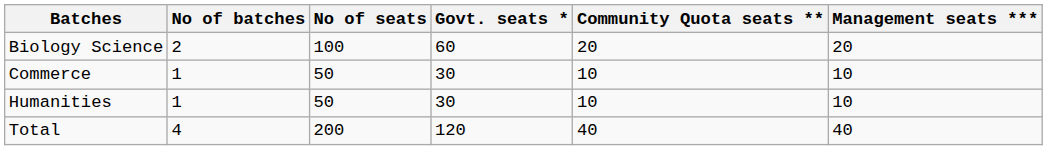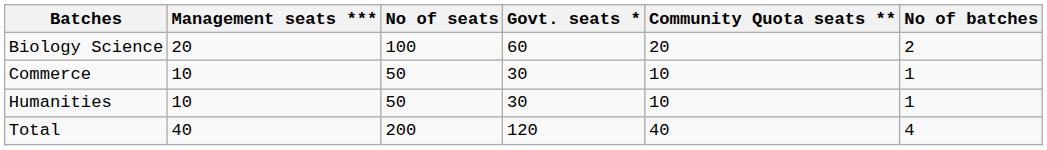columns swapped: (238, 19) <-> (935, 19)
